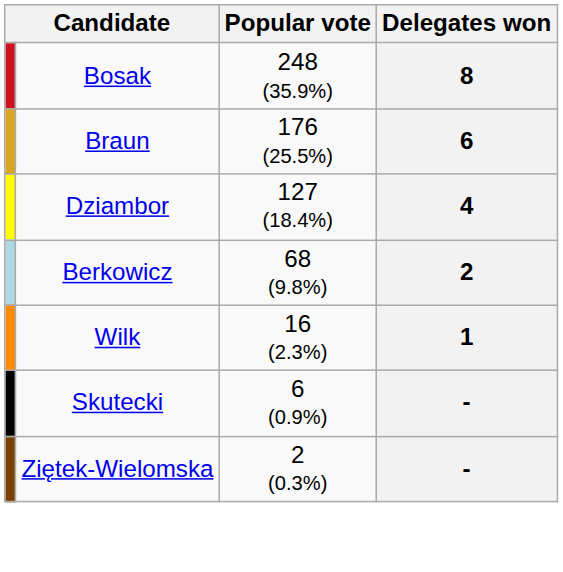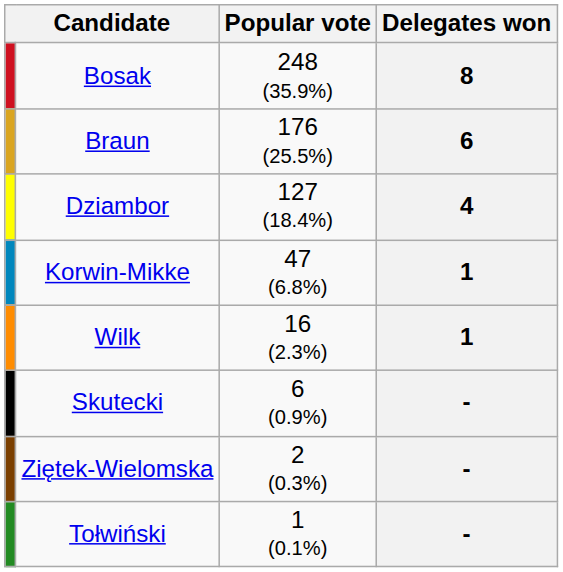- row: (117, 272)
+ row: (117, 272)
+ row: (117, 534)
